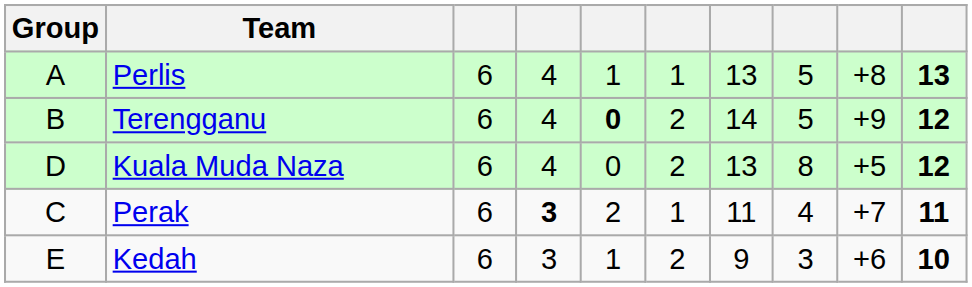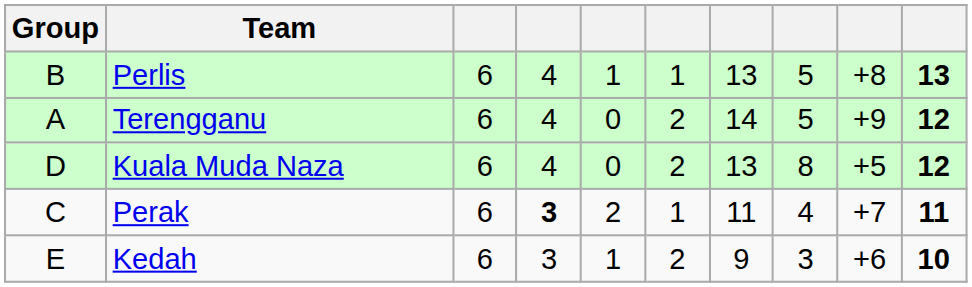(55, 74) A -> (55, 74) B
(55, 120) B -> (55, 120) A
(613, 120) bold -> (613, 120) normal
